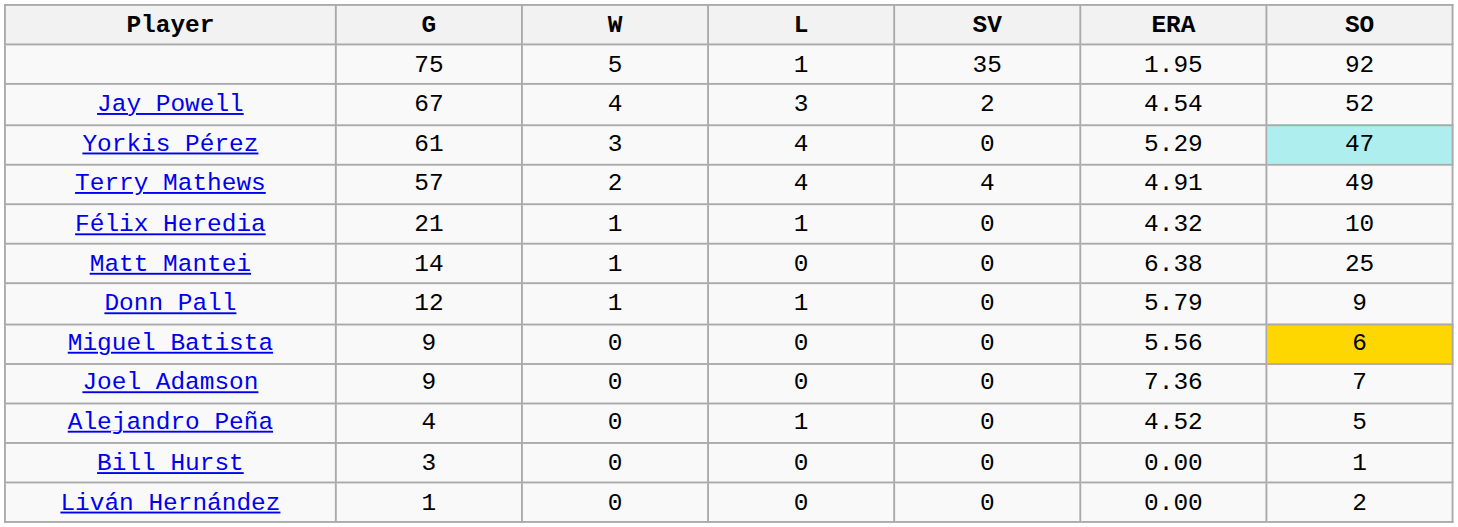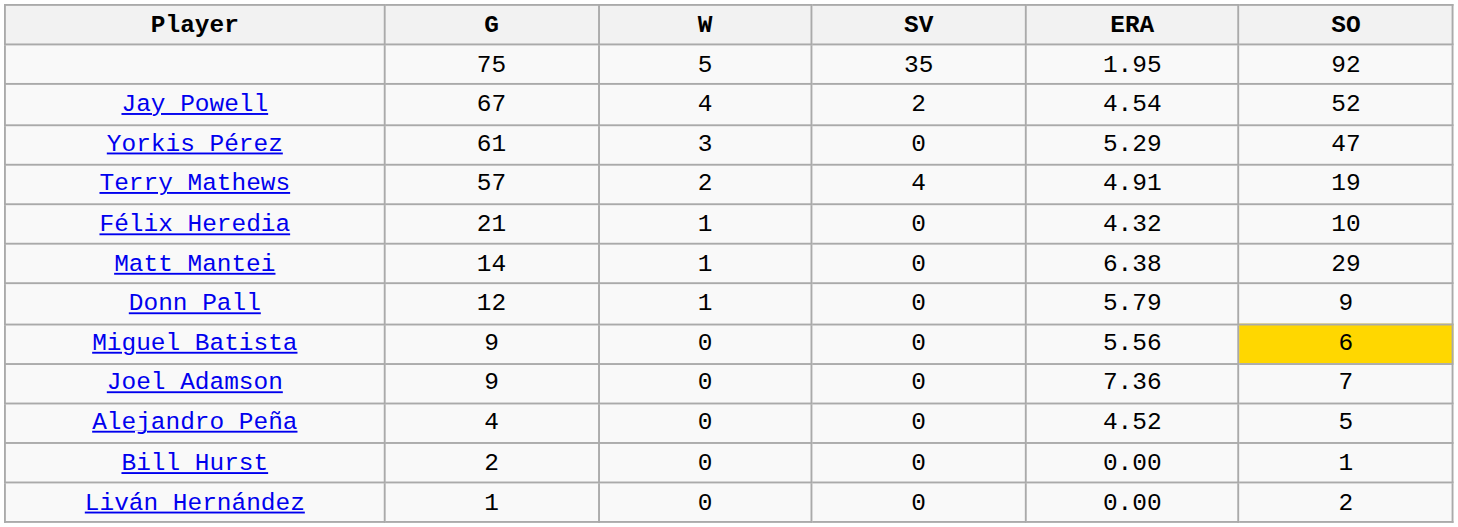- column: (801, 25)
(1360, 144) paleturquoise background -> (1346, 144) no background
(1360, 184) 49 -> (1346, 184) 19
(1360, 264) 25 -> (1346, 264) 29
(429, 463) 3 -> (491, 463) 2
